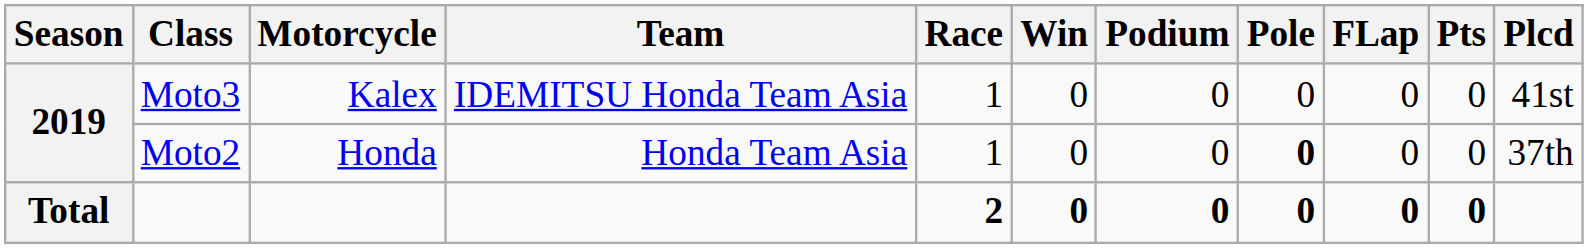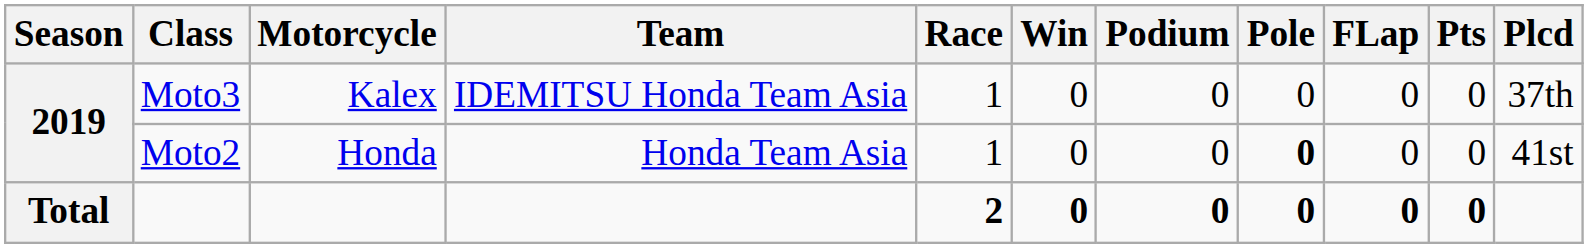(1543, 93) 41st -> (1541, 93) 37th
(1541, 152) 37th -> (1543, 152) 41st
